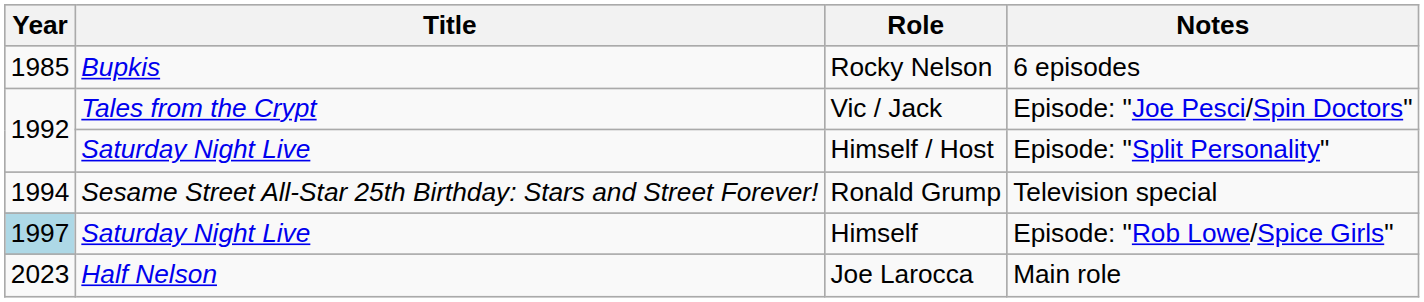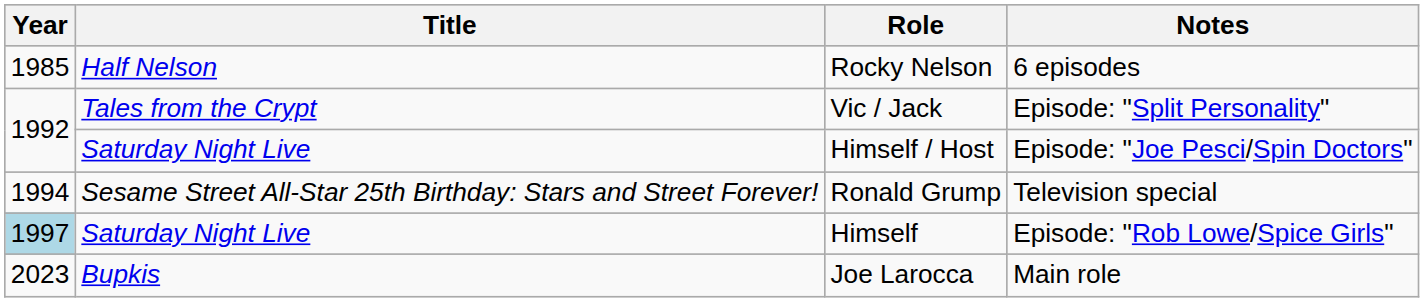(121, 66) Bupkis -> (149, 66) Half Nelson
(1213, 108) Episode: "Joe Pesci/Spin Doctors" -> (1171, 108) Episode: "Split Personality"
(1171, 150) Episode: "Split Personality" -> (1213, 150) Episode: "Joe Pesci/Spin Doctors"
(149, 274) Half Nelson -> (121, 274) Bupkis
